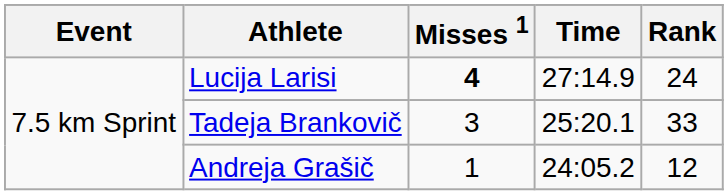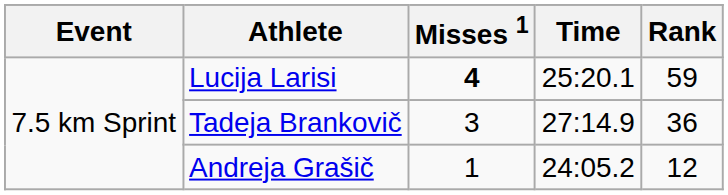(588, 79) 27:14.9 -> (588, 79) 25:20.1
(682, 79) 24 -> (682, 79) 59
(588, 123) 25:20.1 -> (588, 123) 27:14.9
(682, 123) 33 -> (682, 123) 36
